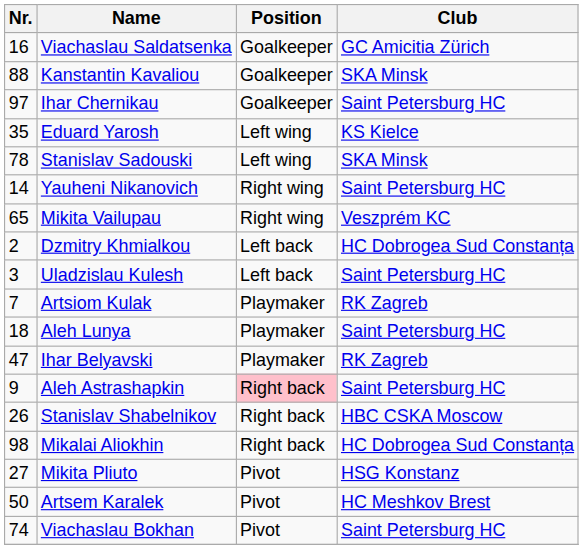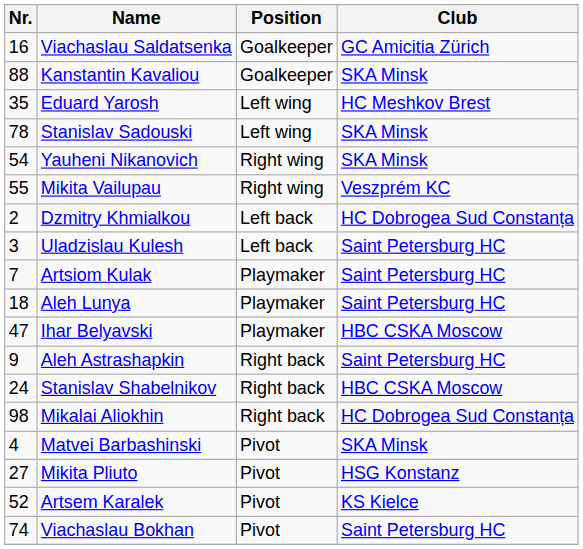- row: (100, 103)
(380, 132) KS Kielce -> (416, 103) HC Meshkov Brest
(19, 189) 14 -> (19, 160) 54
(423, 189) Saint Petersburg HC -> (384, 160) SKA Minsk
(19, 217) 65 -> (19, 189) 55
(384, 302) RK Zagreb -> (423, 274) Saint Petersburg HC
(384, 359) RK Zagreb -> (422, 331) HBC CSKA Moscow
(282, 388) pink background -> (282, 359) no background
(19, 416) 26 -> (19, 388) 24
+ row: (121, 445)
(19, 501) 50 -> (19, 501) 52
(416, 501) HC Meshkov Brest -> (380, 501) KS Kielce
